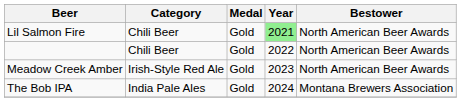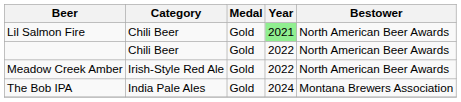(281, 69) 2023 -> (281, 69) 2022
